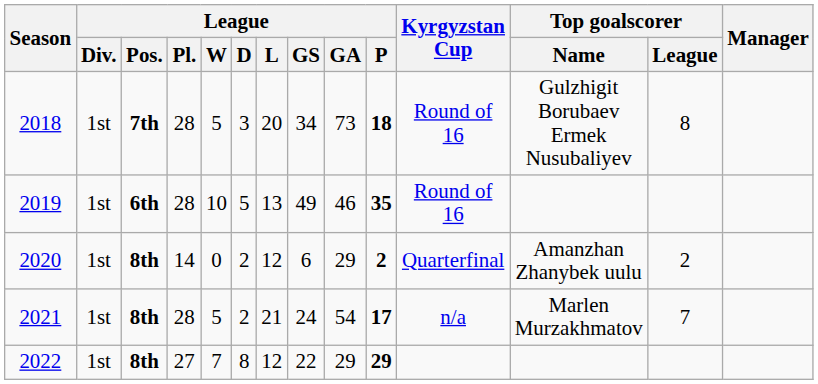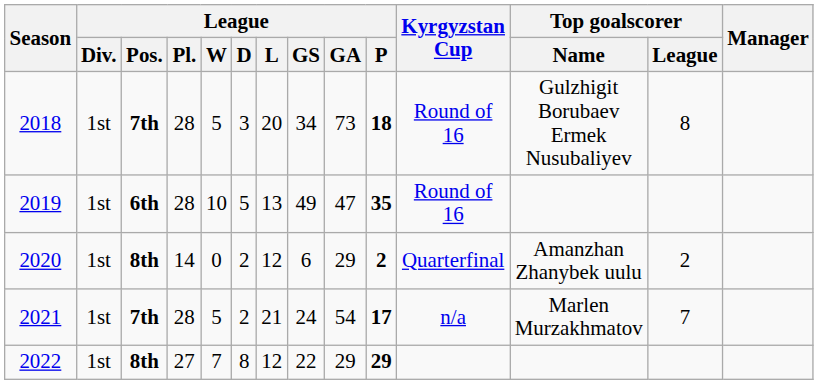(345, 203) 46 -> (345, 203) 47
(144, 317) 8th -> (144, 317) 7th
